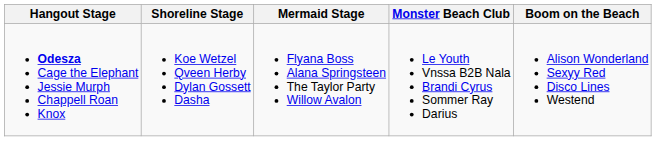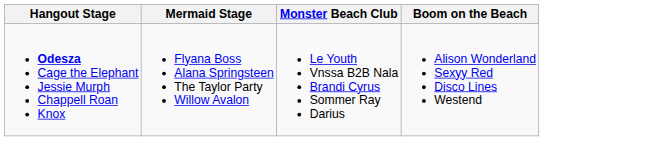- column: (197, 14)
